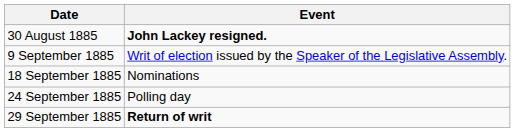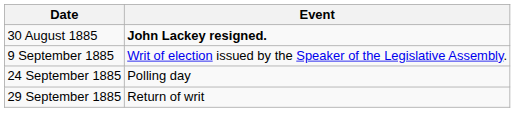- row: (64, 76)
(169, 117) bold -> (166, 96) normal
